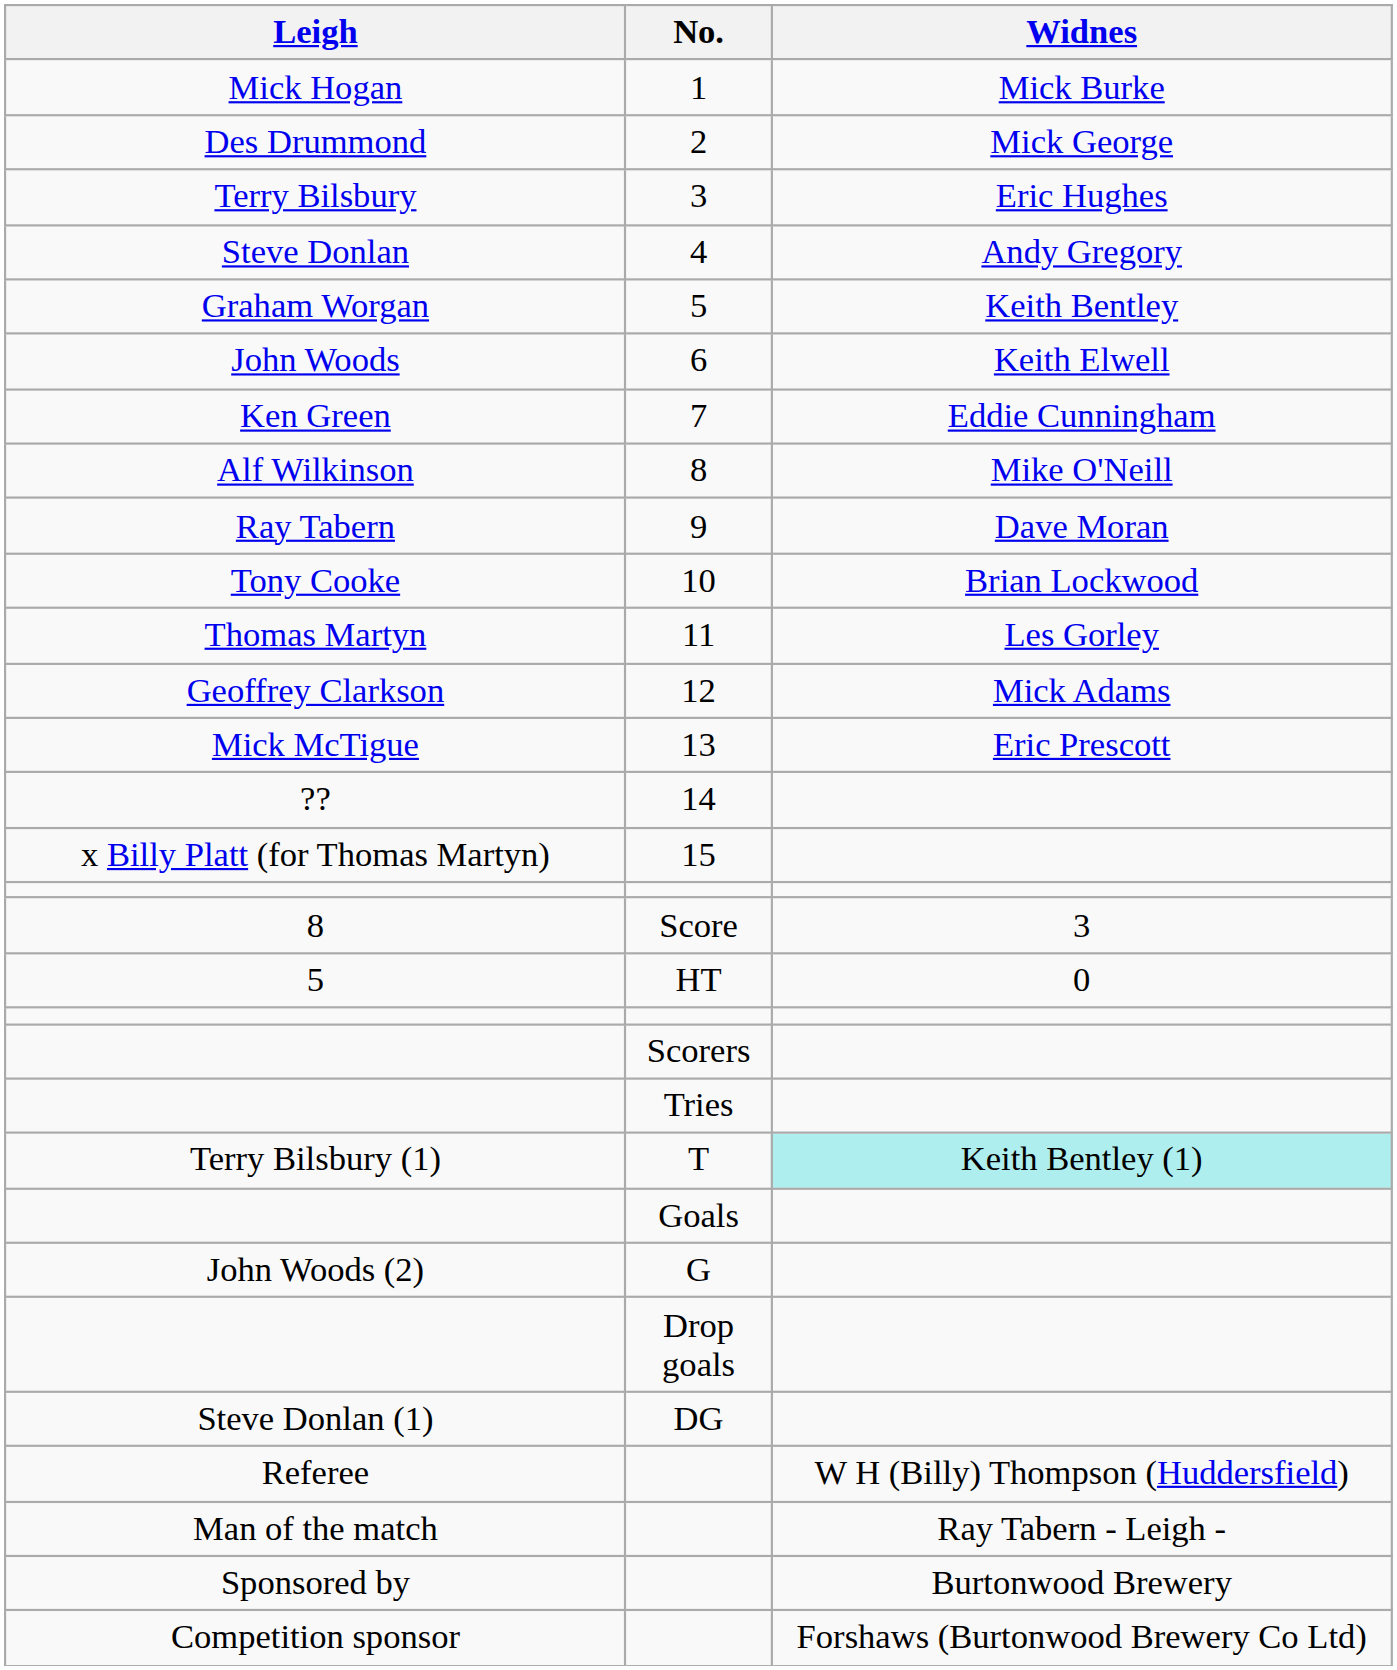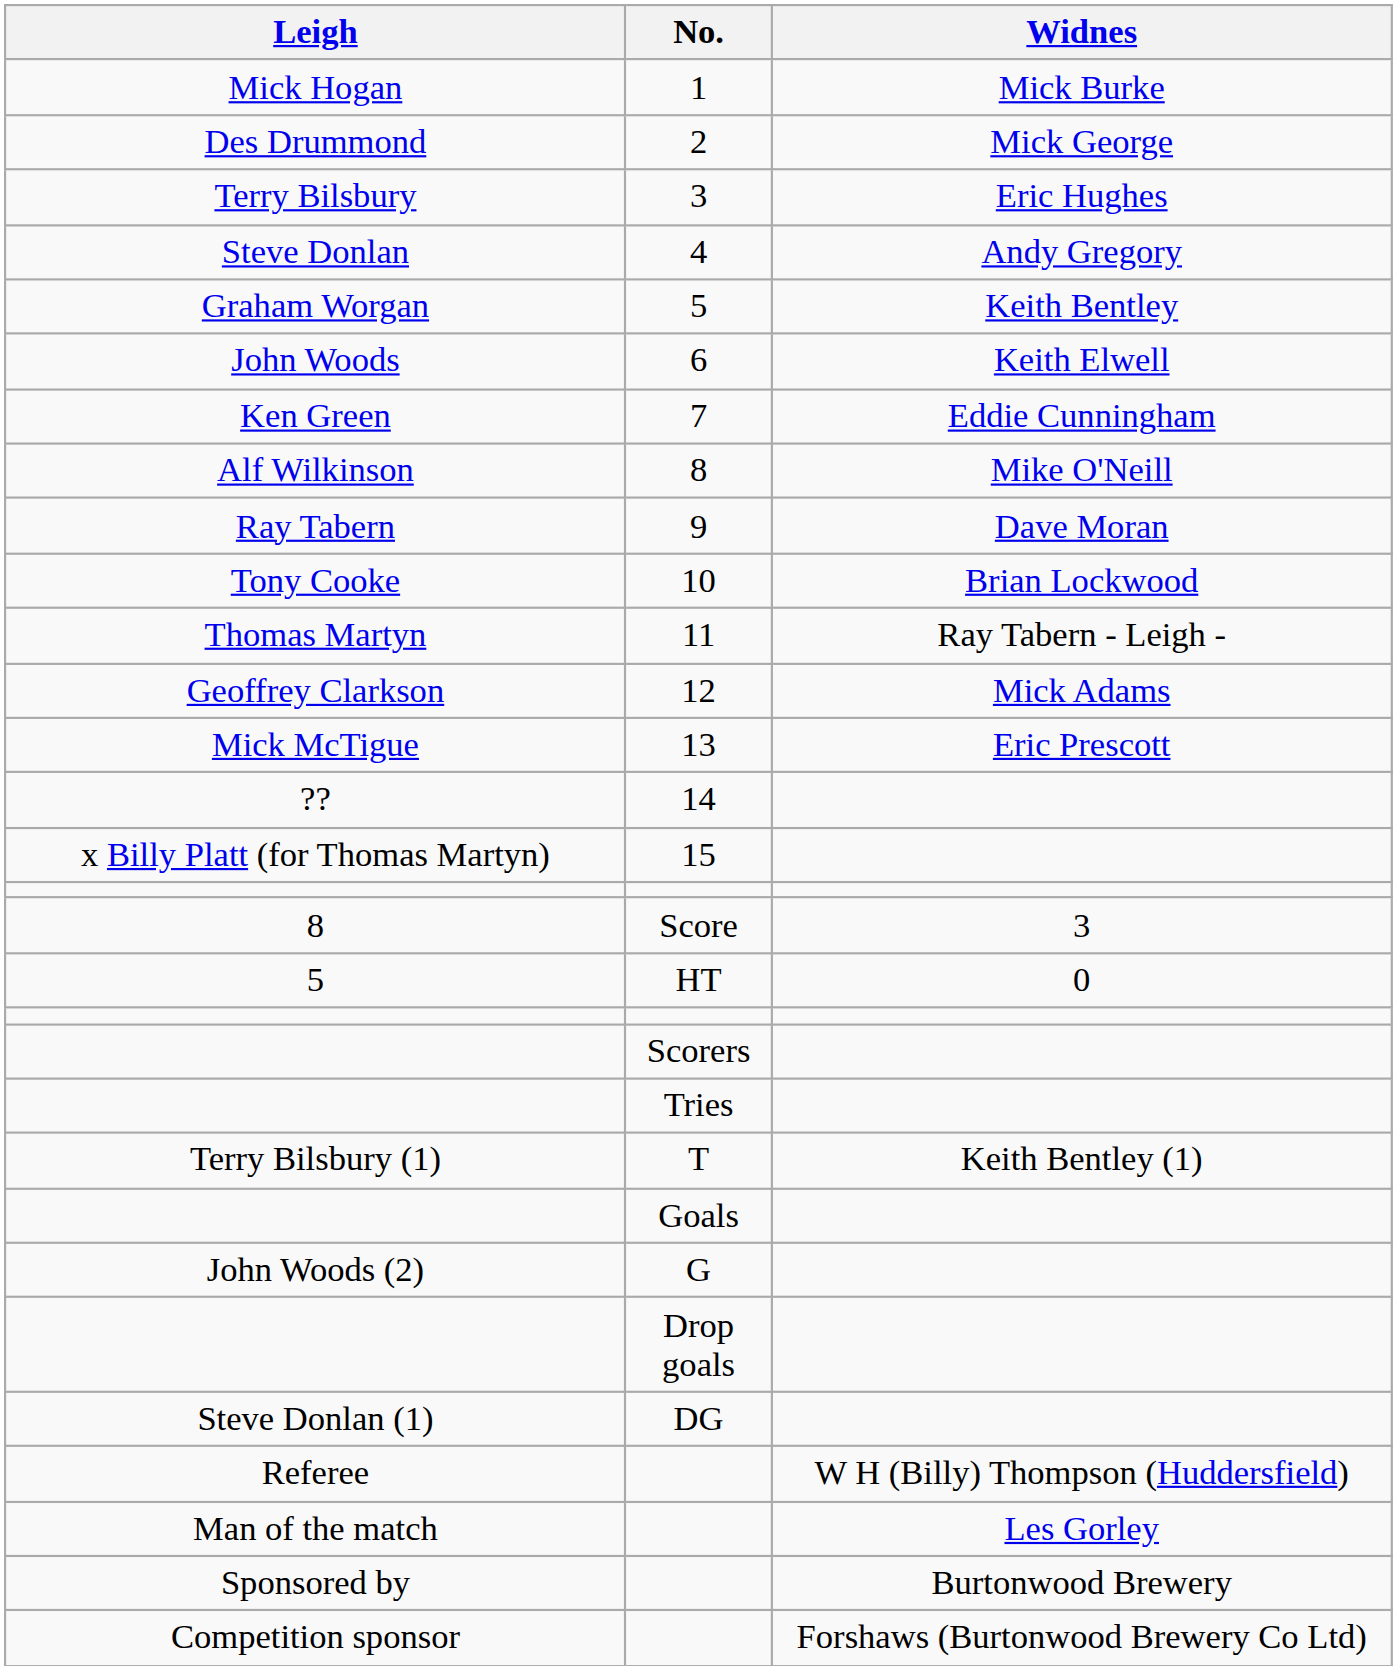(1082, 634) Les Gorley -> (1082, 634) Ray Tabern - Leigh -
(1082, 1159) paleturquoise background -> (1082, 1159) no background
(1082, 1527) Ray Tabern - Leigh - -> (1082, 1527) Les Gorley
